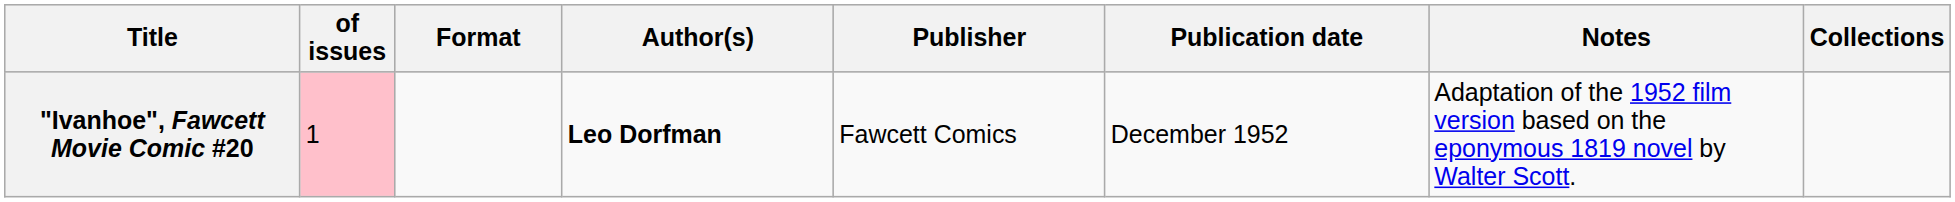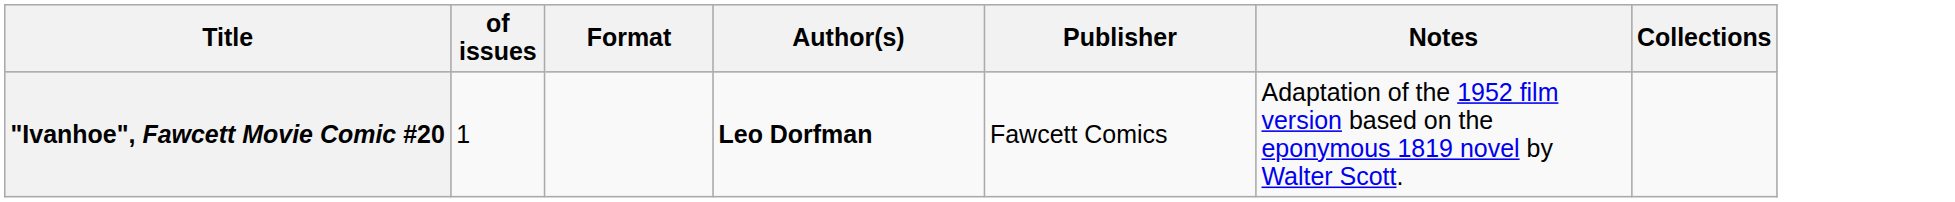- column: (1267, 38)
(313, 134) pink background -> (463, 134) no background
